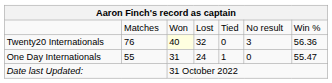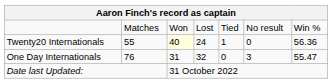(129, 42) 76 -> (129, 42) 55
(201, 42) 32 -> (201, 42) 24
(224, 42) 0 -> (224, 42) 1
(249, 42) 3 -> (249, 42) 0
(129, 56) 55 -> (129, 56) 76
(201, 56) 24 -> (201, 56) 32
(224, 56) 1 -> (224, 56) 0
(249, 56) 0 -> (249, 56) 3
